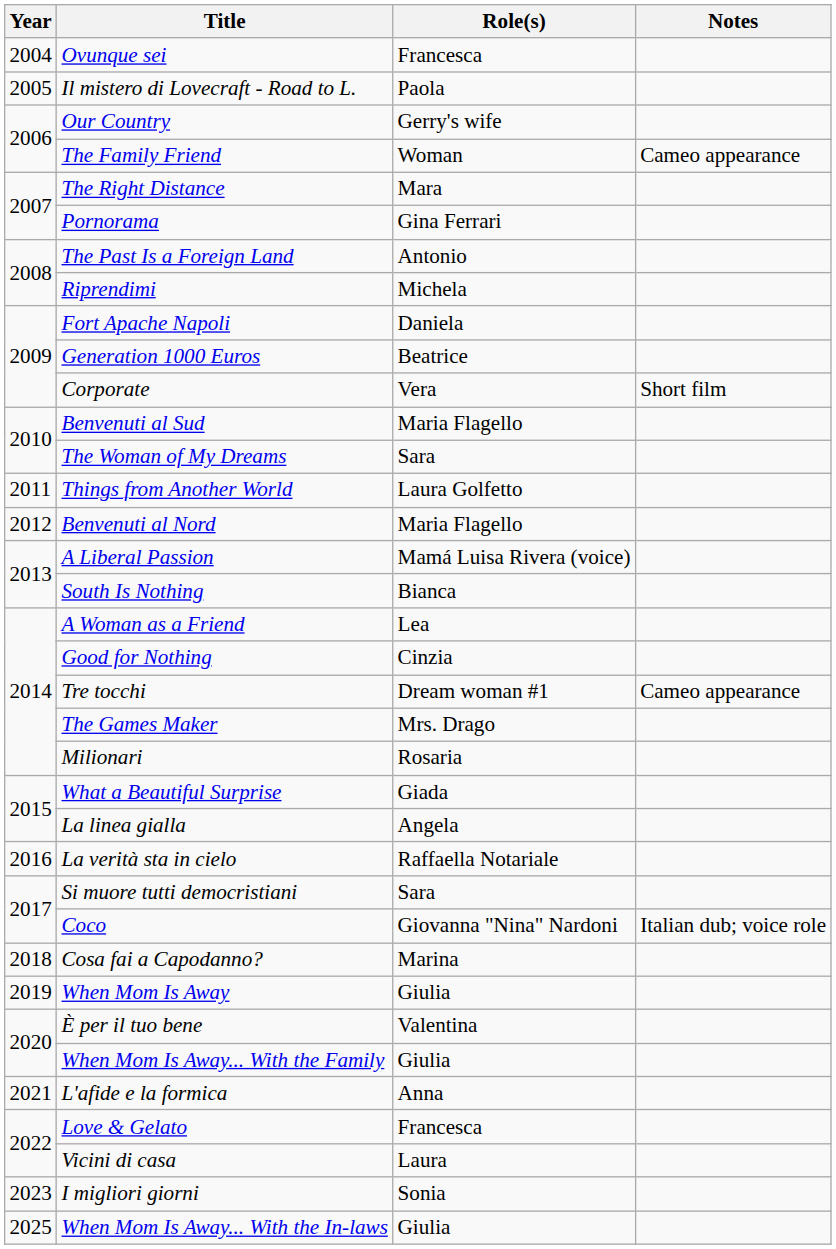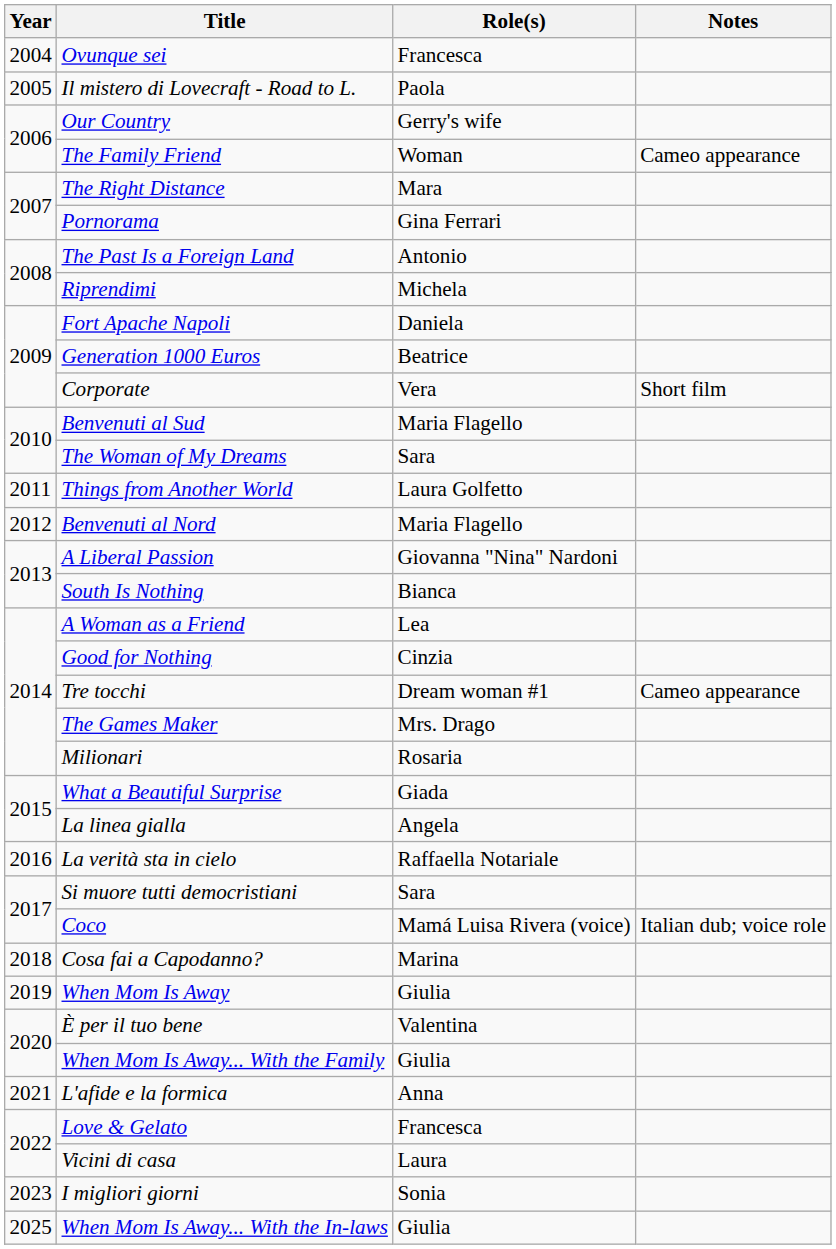(514, 557) Mamá Luisa Rivera (voice) -> (508, 557) Giovanna "Nina" Nardoni
(508, 925) Giovanna "Nina" Nardoni -> (514, 925) Mamá Luisa Rivera (voice)
